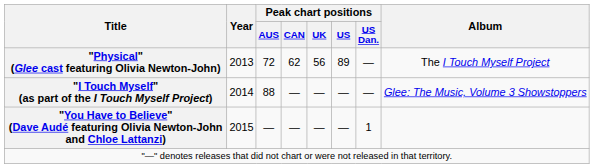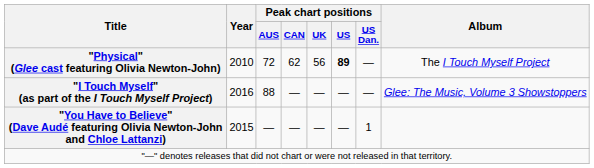(242, 62) 2013 -> (242, 62) 2010
(343, 62) normal -> (343, 62) bold
(242, 92) 2014 -> (242, 92) 2016
